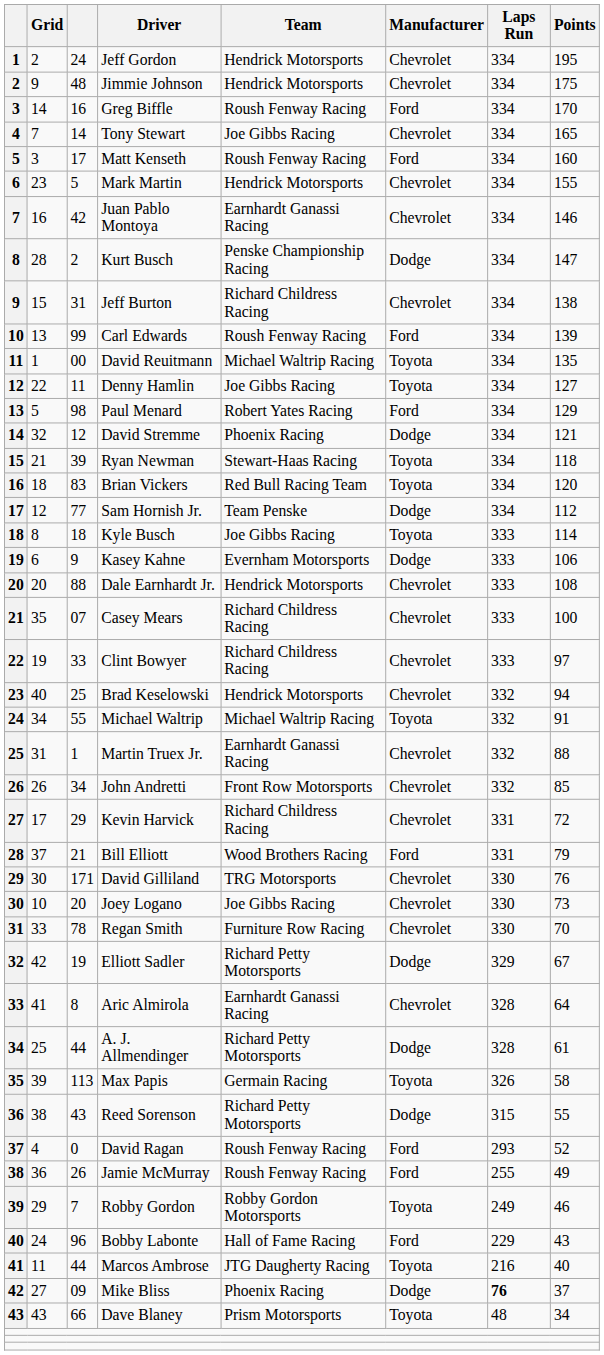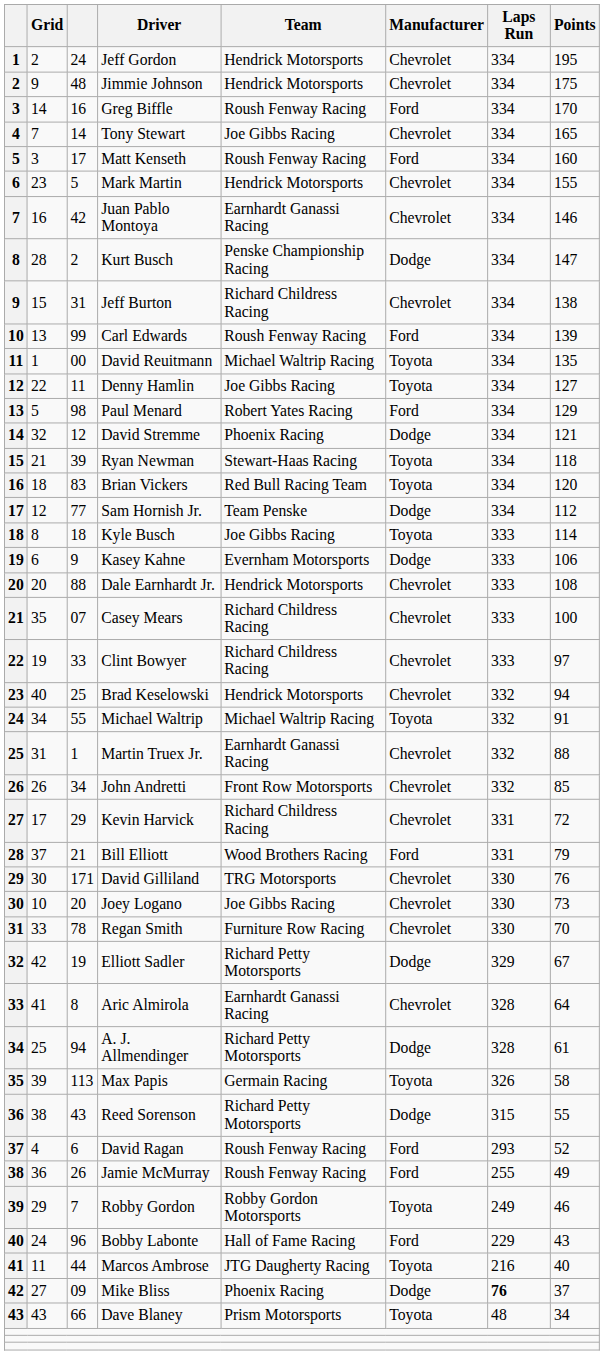(78, 1047) 44 -> (78, 1047) 94
(74, 1148) 0 -> (74, 1148) 6
